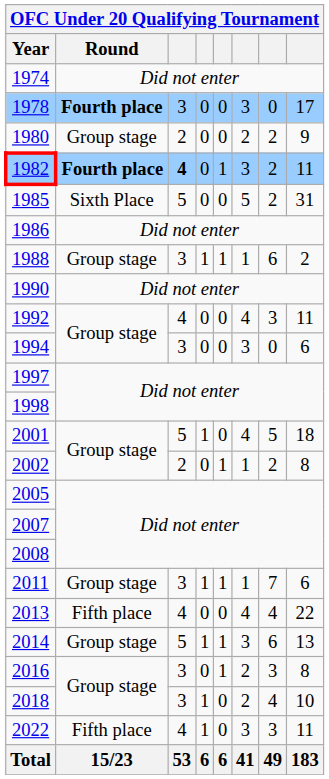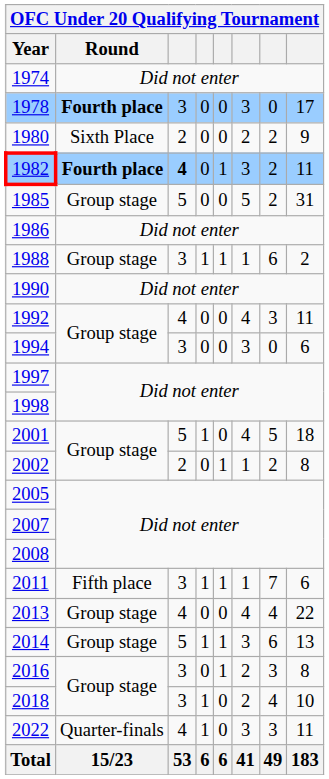(112, 137) Group stage -> (112, 137) Sixth Place
(112, 199) Sixth Place -> (112, 199) Group stage
(112, 583) Group stage -> (112, 583) Fifth place
(112, 612) Fifth place -> (112, 612) Group stage
(112, 730) Fifth place -> (112, 730) Quarter-finals
